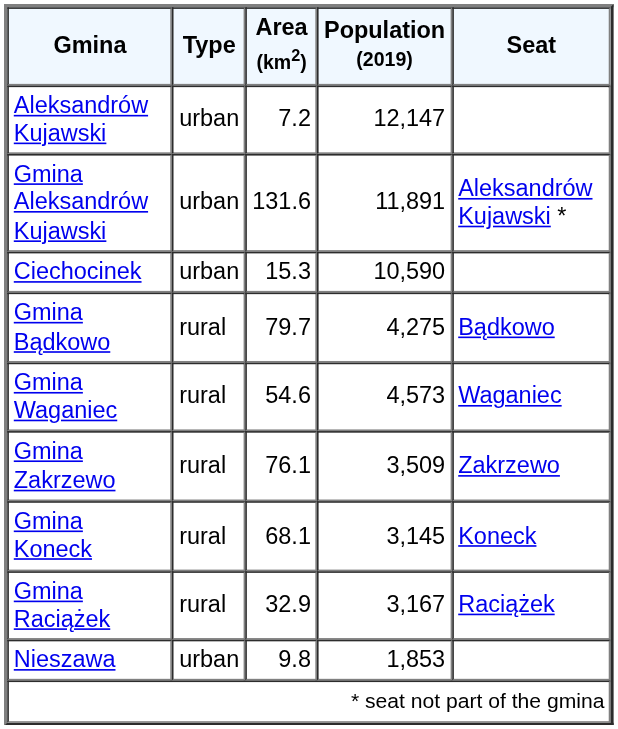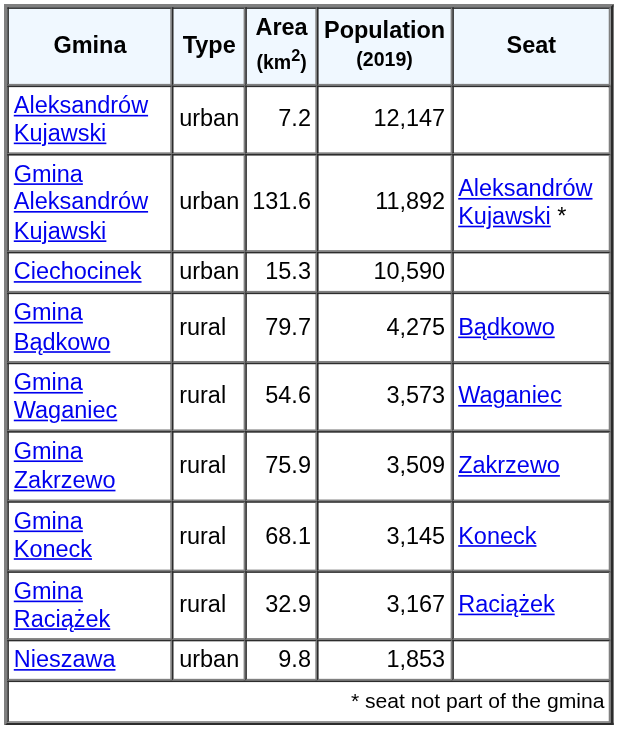(410, 202) 11,891 -> (410, 202) 11,892
(416, 396) 4,573 -> (416, 396) 3,573
(288, 465) 76.1 -> (288, 465) 75.9
